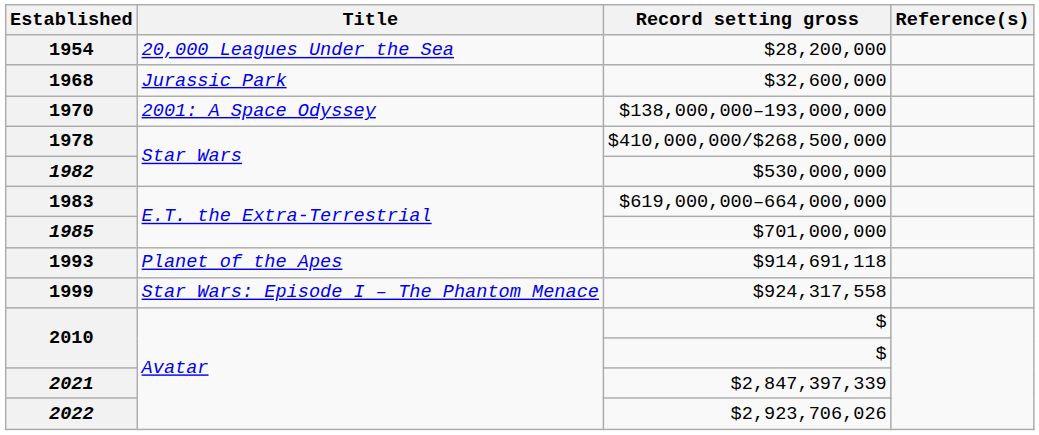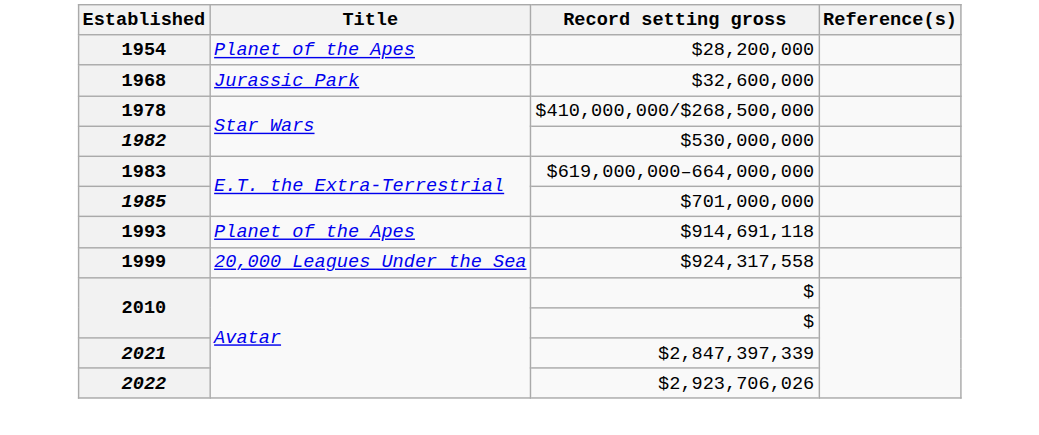(298, 50) 20,000 Leagues Under the Sea -> (315, 50) Planet of the Apes
- row: (71, 111)
(370, 293) Star Wars: Episode I – The Phantom Menace -> (370, 262) 20,000 Leagues Under the Sea
